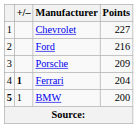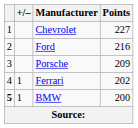(19, 81) bold -> (19, 81) normal
(122, 81) 204 -> (122, 81) 202
